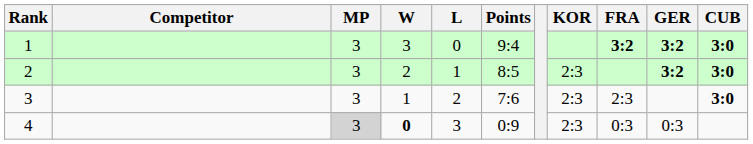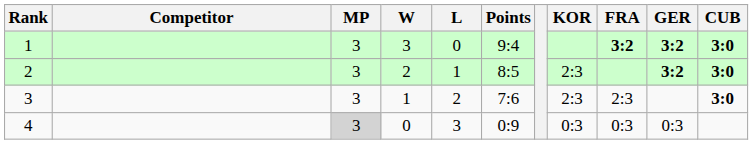(406, 125) bold -> (406, 125) normal
(572, 125) 2:3 -> (572, 125) 0:3
